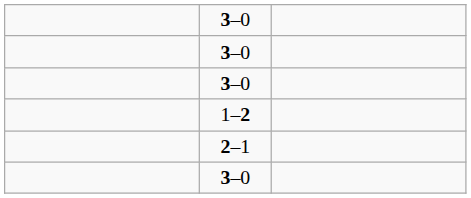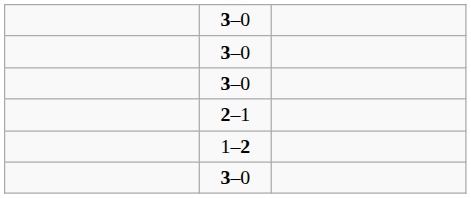rows swapped: (102, 115) <-> (102, 146)
